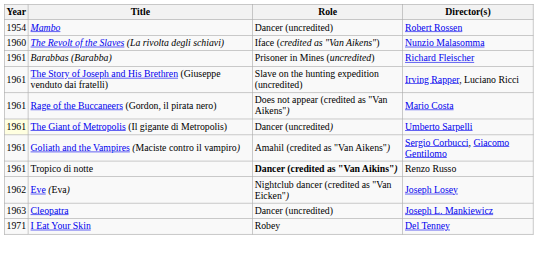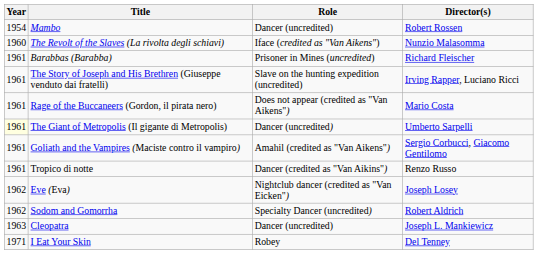(326, 169) bold -> (321, 169) normal
+ row: (74, 210)
